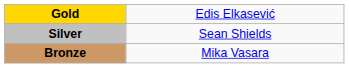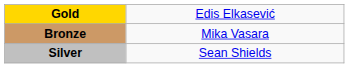rows swapped: (65, 33) <-> (65, 53)
